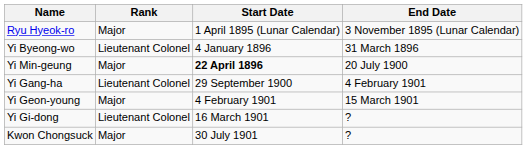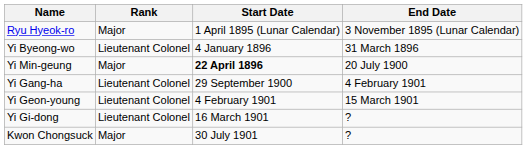(112, 100) Major -> (144, 100) Lieutenant Colonel
